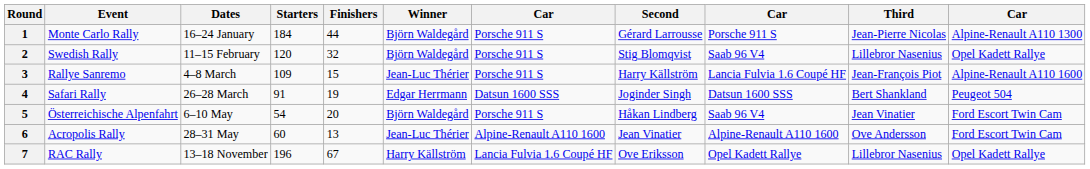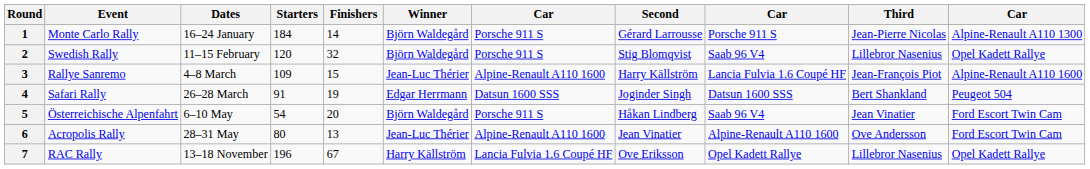(333, 34) 44 -> (333, 34) 14
(509, 74) Porsche 911 S -> (540, 74) Alpine-Renault A110 1600
(279, 134) 60 -> (279, 134) 80
